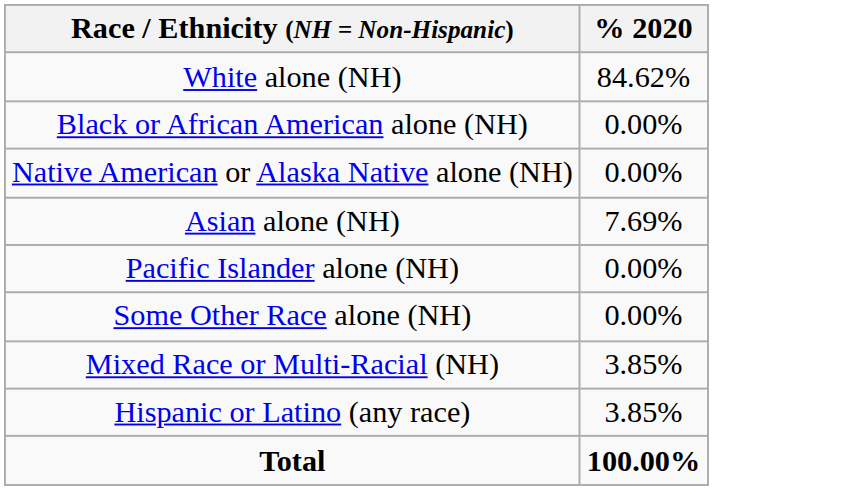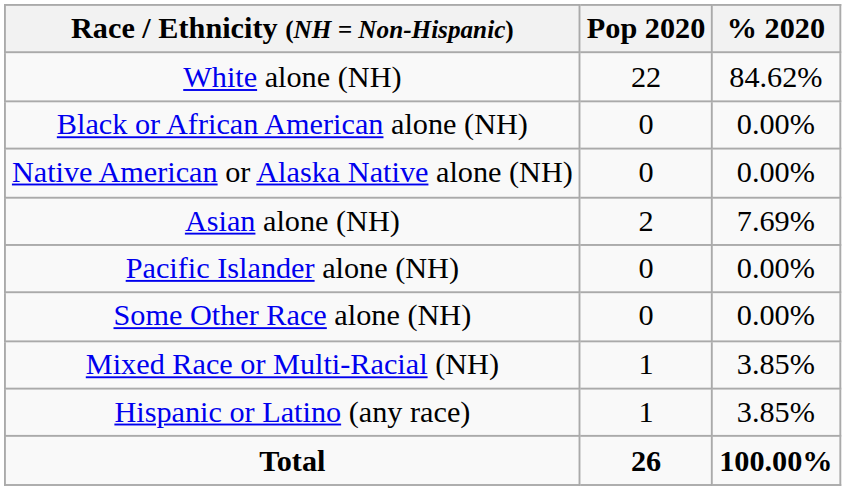+ column: (646, 28)
